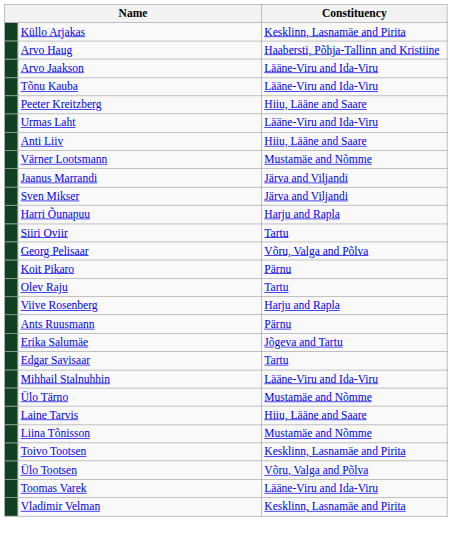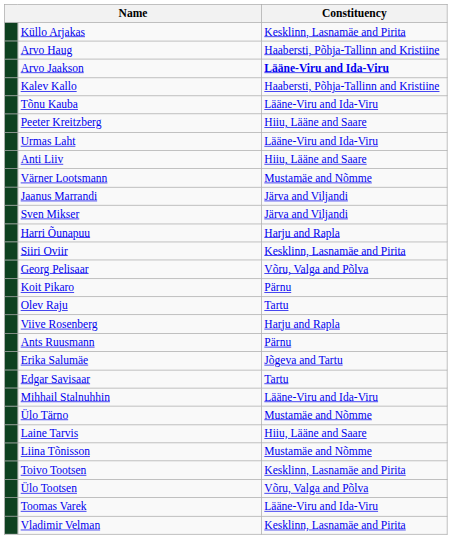(321, 68) normal -> (327, 68) bold
+ row: (49, 86)
(276, 232) Tartu -> (335, 251) Kesklinn, Lasnamäe and Pirita
